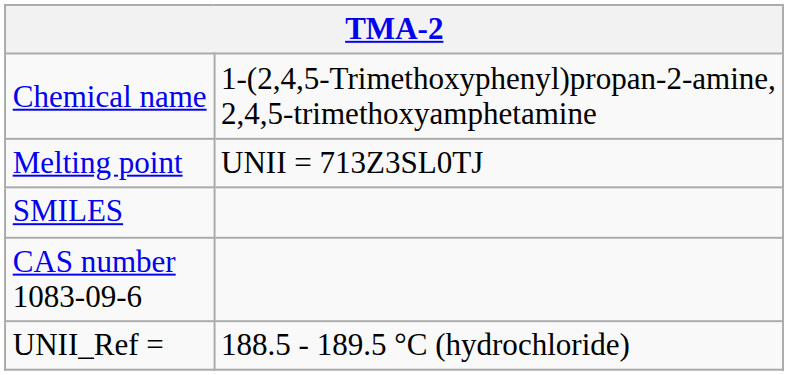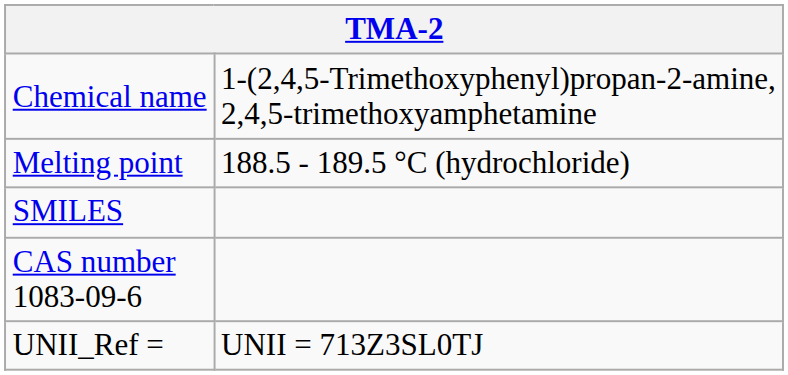(352, 162) UNII = 713Z3SL0TJ -> (425, 162) 188.5 - 189.5 °C (hydrochloride)
(425, 345) 188.5 - 189.5 °C (hydrochloride) -> (352, 345) UNII = 713Z3SL0TJ
